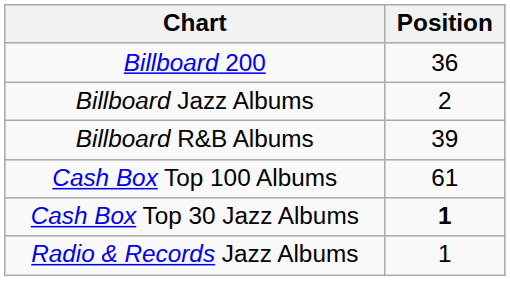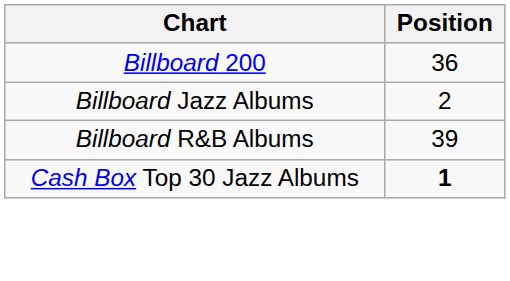- row: (195, 178)
- row: (195, 255)
